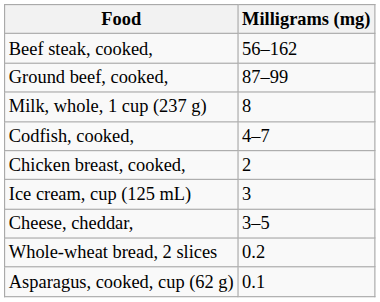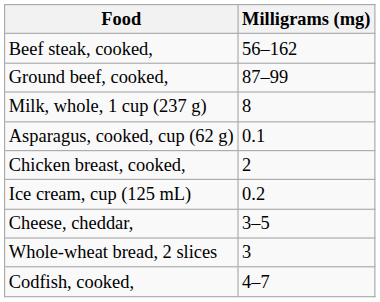rows swapped: (71, 135) <-> (121, 281)
(247, 194) 3 -> (254, 194) 0.2
(254, 252) 0.2 -> (247, 252) 3
